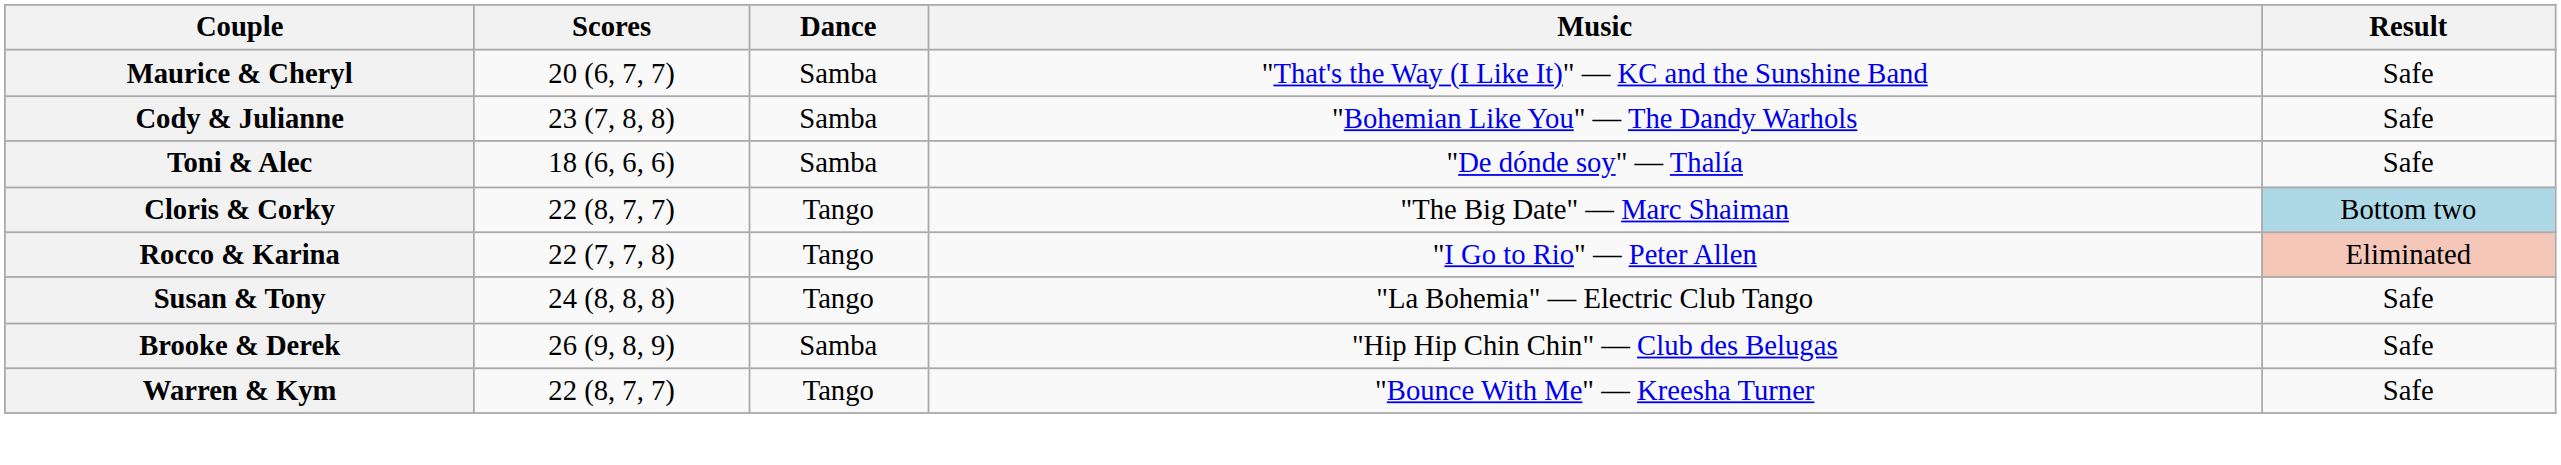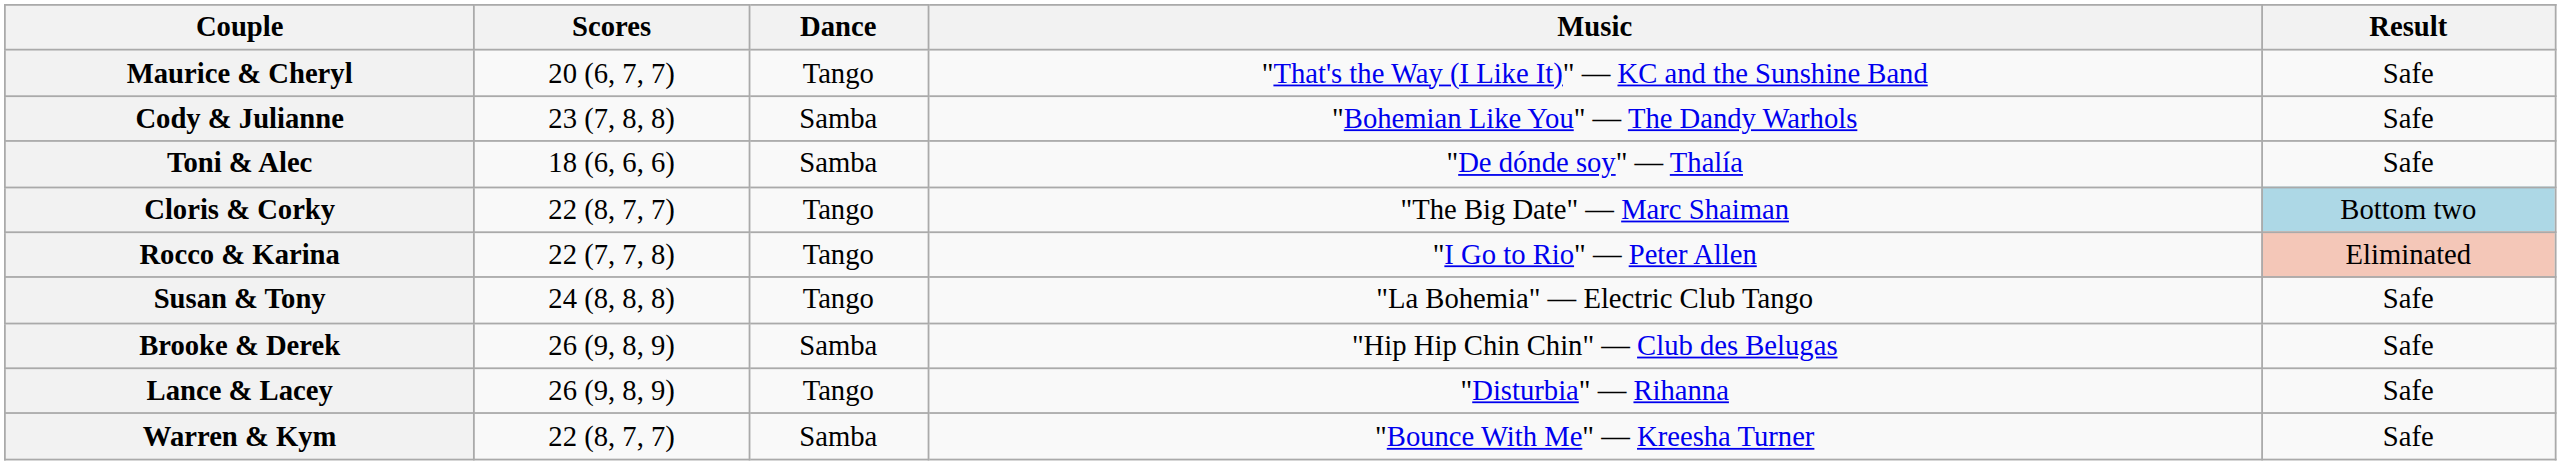(838, 72) Samba -> (838, 72) Tango
+ row: (240, 390)
(838, 390) Tango -> (838, 436) Samba
